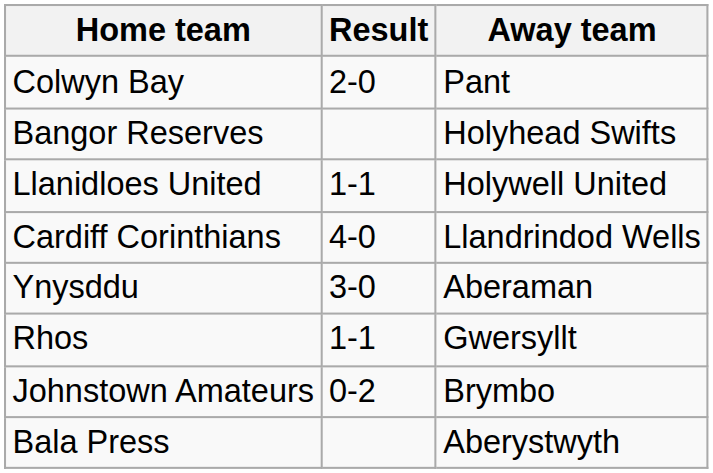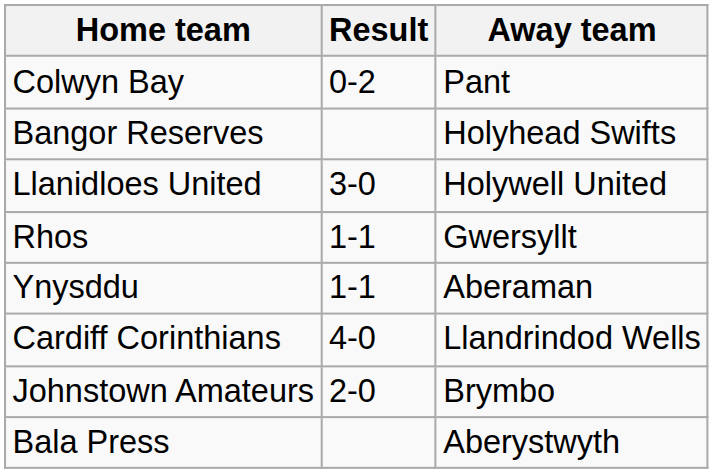(352, 81) 2-0 -> (352, 81) 0-2
(352, 184) 1-1 -> (352, 184) 3-0
rows swapped: (147, 236) <-> (50, 339)
(352, 287) 3-0 -> (352, 287) 1-1
(352, 390) 0-2 -> (352, 390) 2-0
